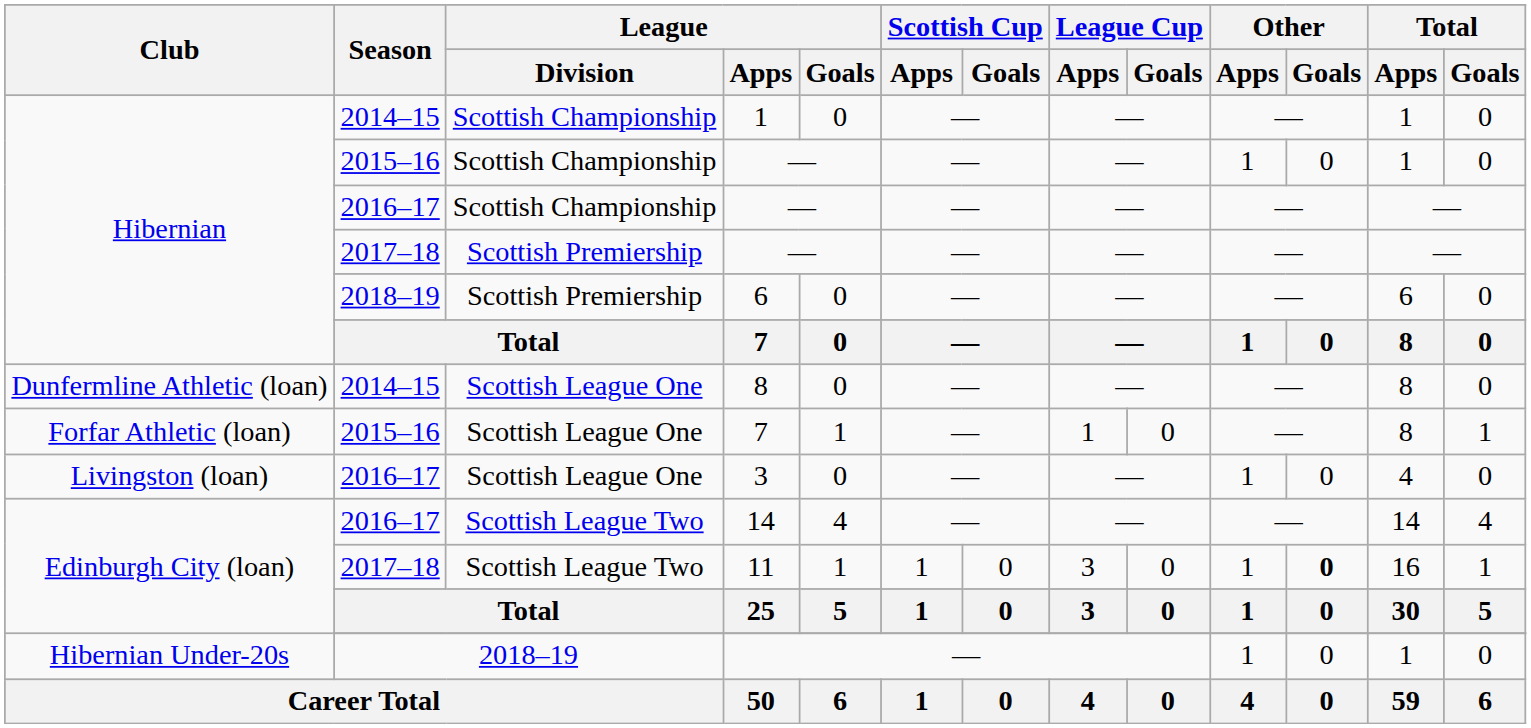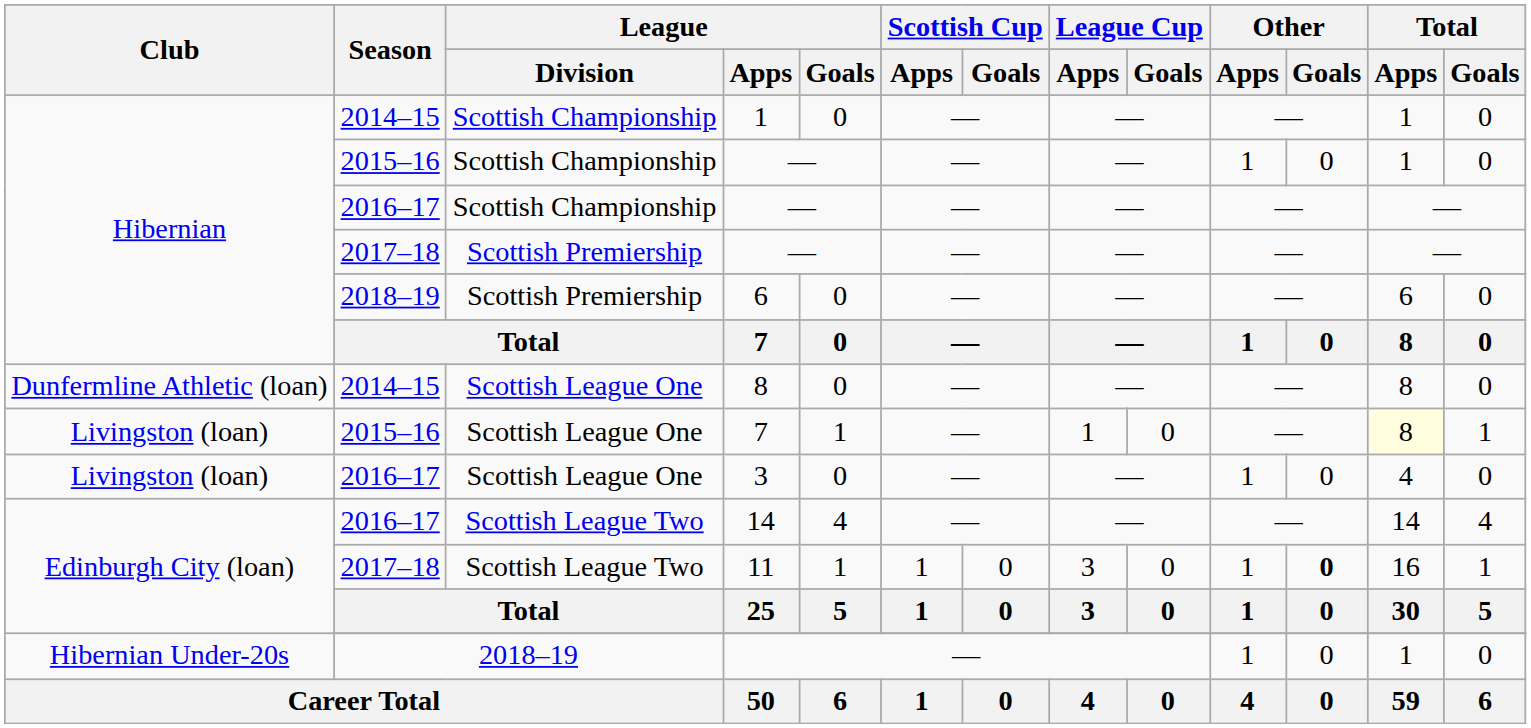(169, 431) Forfar Athletic (loan) -> (169, 431) Livingston (loan)
(1406, 431) no background -> (1406, 431) lightyellow background
